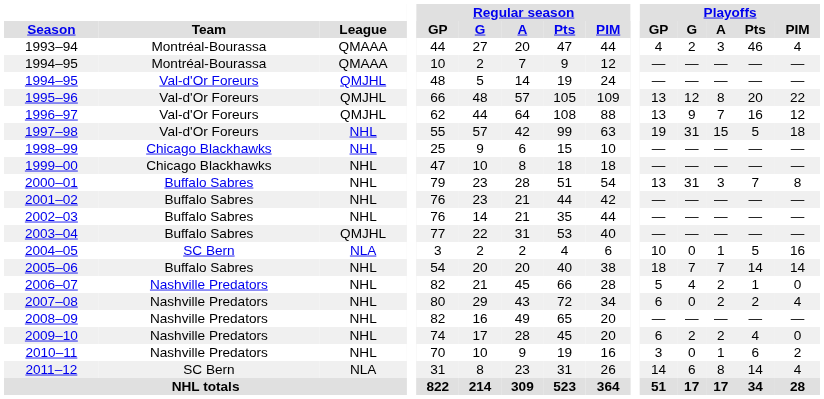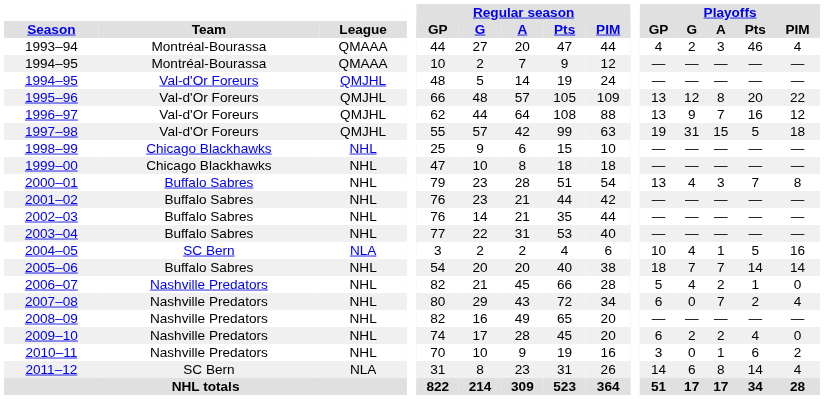(363, 131) NHL -> (363, 131) QMJHL
(692, 182) 31 -> (692, 182) 4
(363, 233) QMJHL -> (363, 233) NHL
(692, 250) 0 -> (692, 250) 4
(721, 301) 2 -> (721, 301) 7
